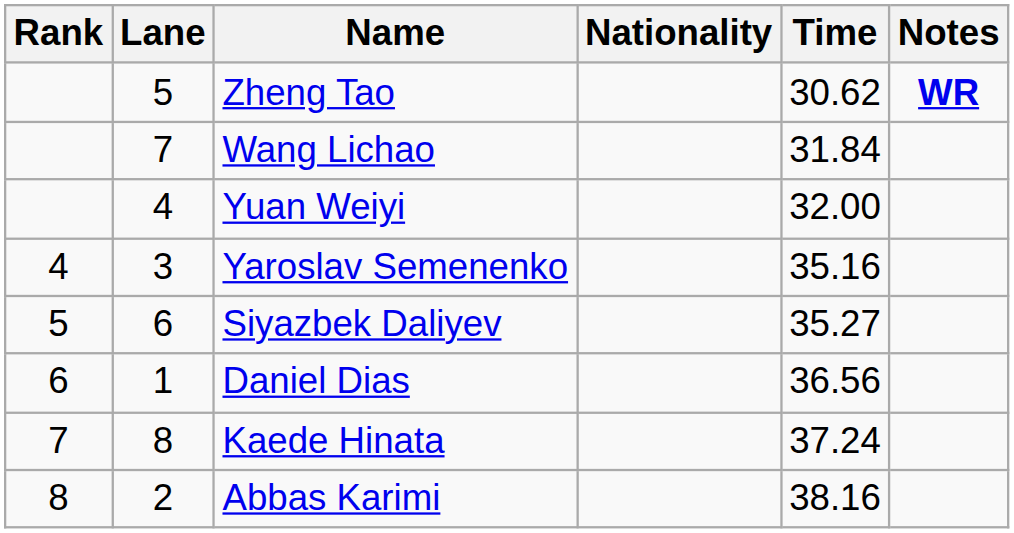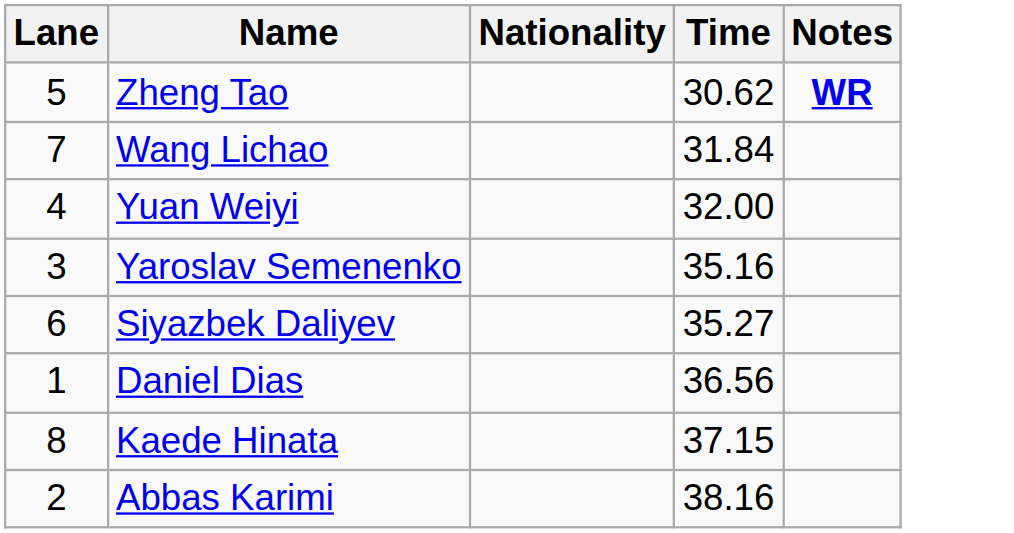- column: (58, 33)
(835, 440) 37.24 -> (729, 440) 37.15
